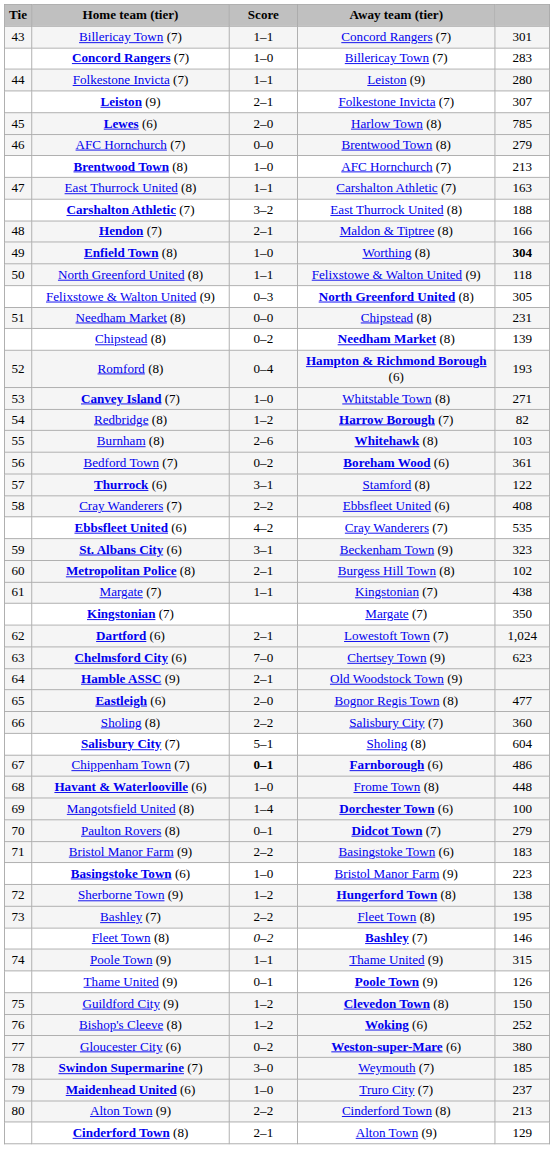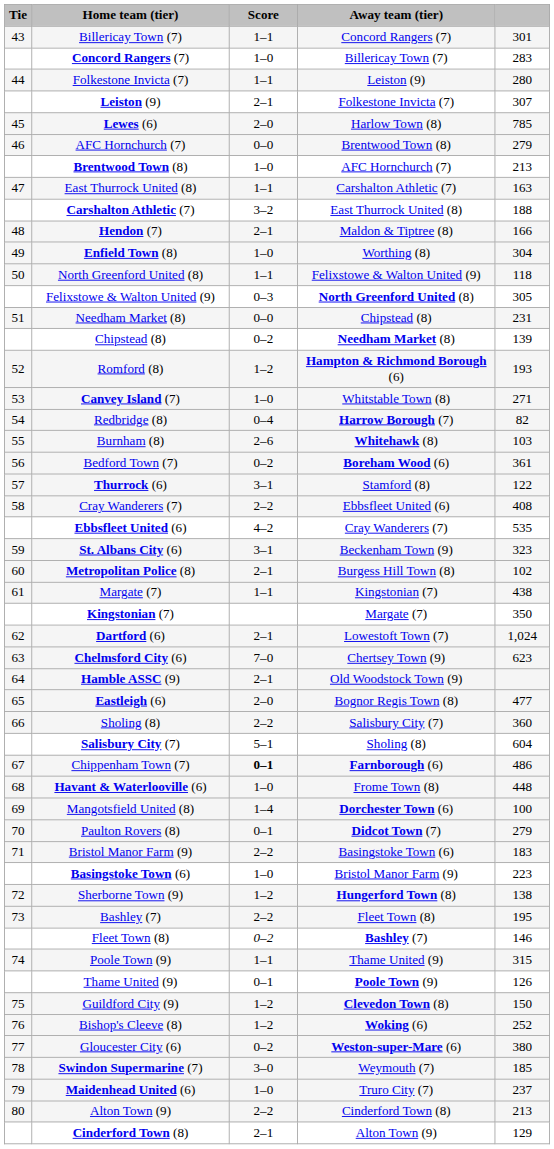(522, 253) bold -> (522, 253) normal
(263, 369) 0–4 -> (263, 369) 1–2
(263, 420) 1–2 -> (263, 420) 0–4
